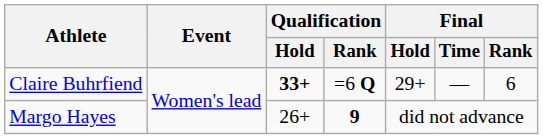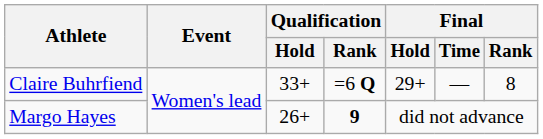(295, 84) bold -> (295, 84) normal
(511, 84) 6 -> (511, 84) 8
